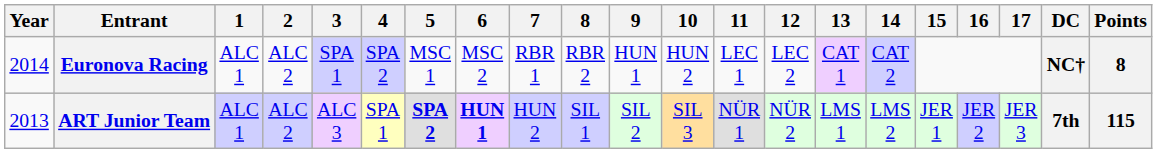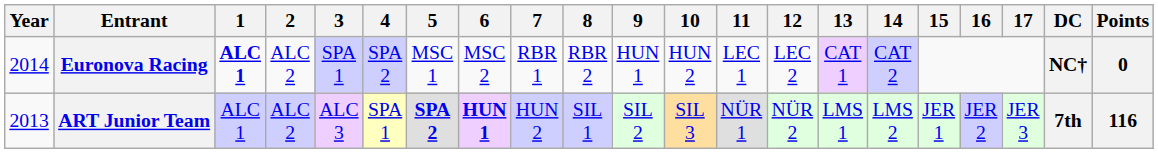(239, 64) normal -> (240, 64) bold
(1121, 64) 8 -> (1123, 64) 0
(1121, 120) 115 -> (1123, 120) 116
